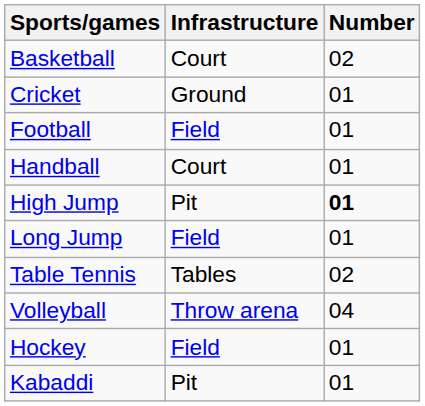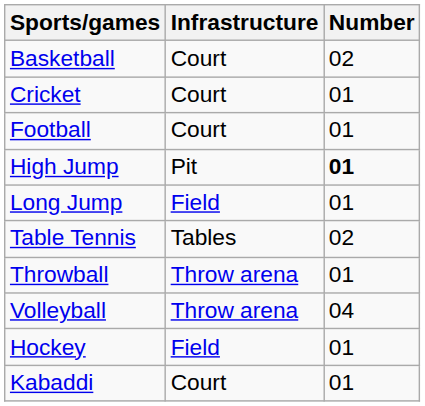(209, 94) Ground -> (198, 94) Court
(195, 130) Field -> (198, 130) Court
- row: (55, 166)
+ row: (59, 274)
(184, 382) Pit -> (198, 382) Court
